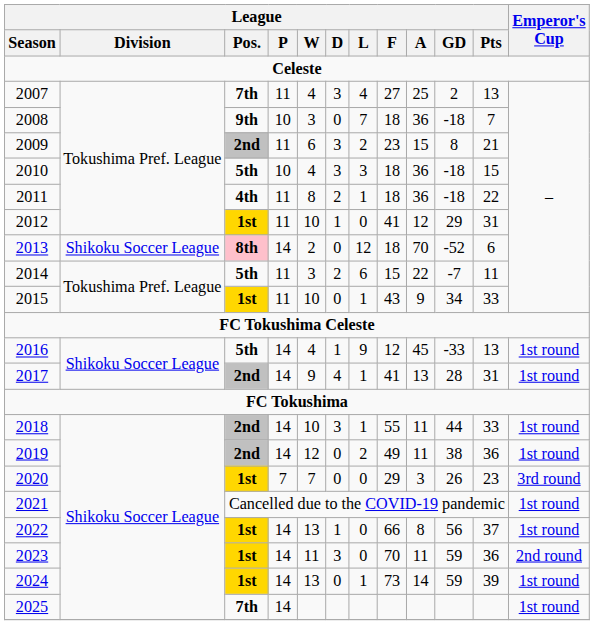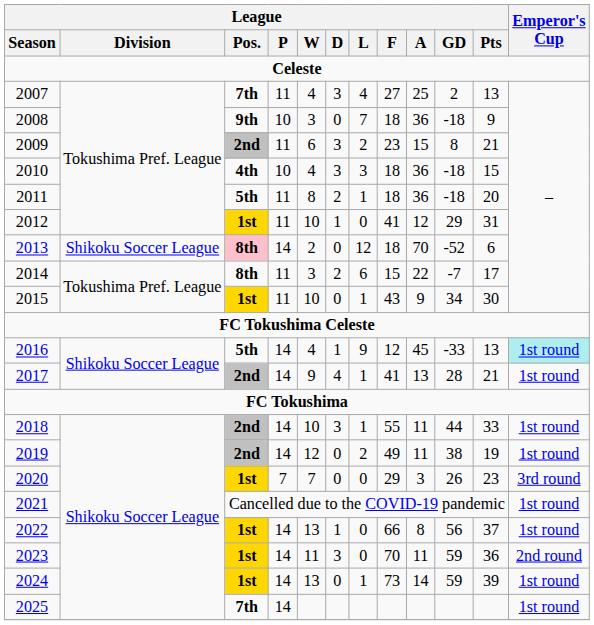(491, 119) 7 -> (491, 119) 9
(247, 171) 5th -> (247, 171) 4th
(247, 196) 4th -> (247, 196) 5th
(491, 196) 22 -> (491, 196) 20
(247, 273) 5th -> (247, 273) 8th
(491, 273) 11 -> (491, 273) 17
(491, 299) 33 -> (491, 299) 30
(549, 350) no background -> (549, 350) paleturquoise background
(491, 376) 31 -> (491, 376) 21
(491, 453) 36 -> (491, 453) 19
